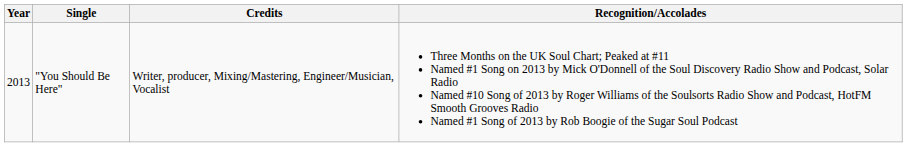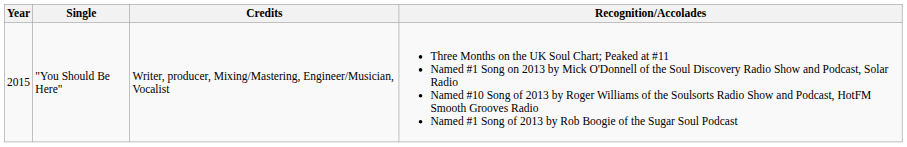(19, 82) 2013 -> (19, 82) 2015
